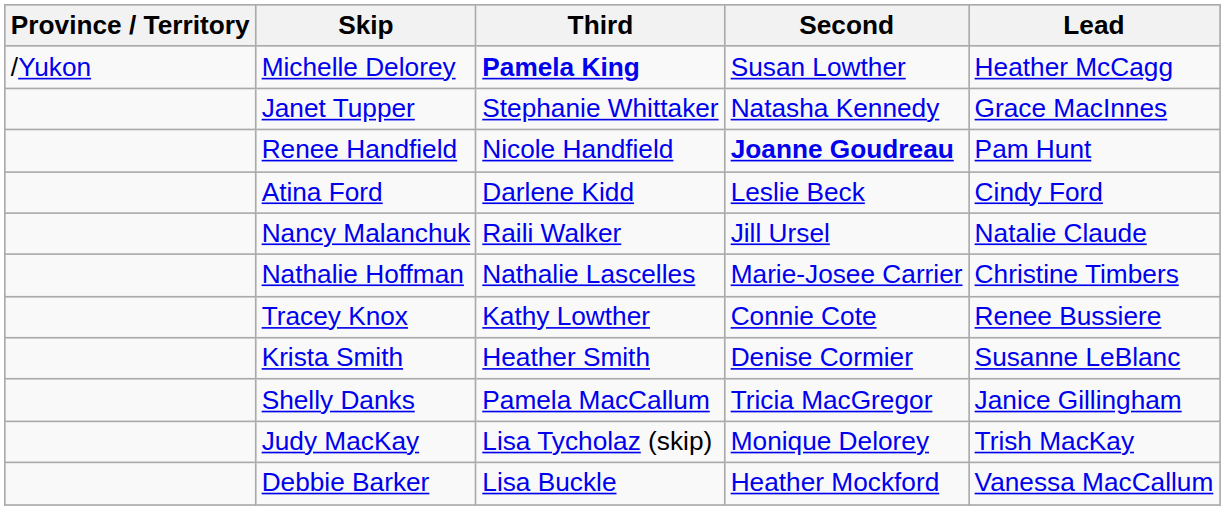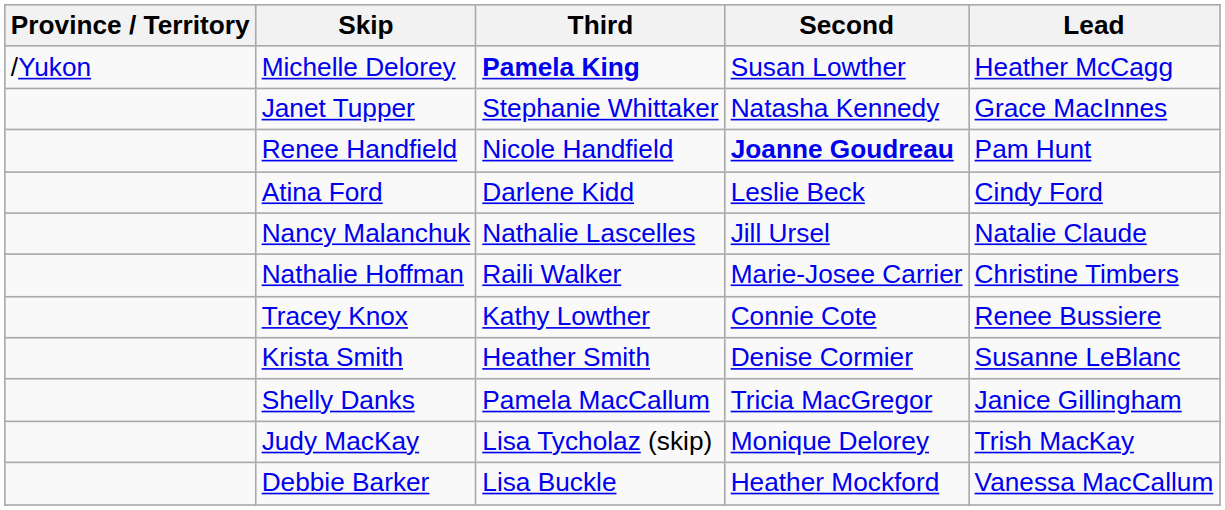(552, 233) Raili Walker -> (589, 233) Nathalie Lascelles
(589, 274) Nathalie Lascelles -> (552, 274) Raili Walker
